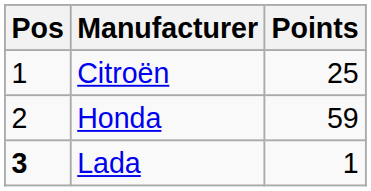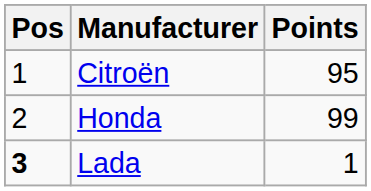(343, 73) 25 -> (343, 73) 95
(343, 118) 59 -> (343, 118) 99
